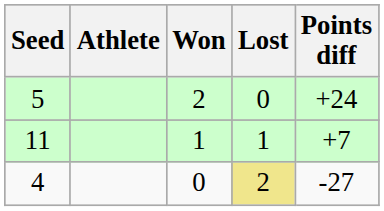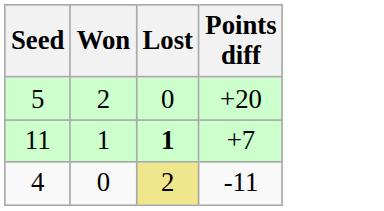- column: (118, 40)
(336, 98) +24 -> (241, 98) +20
(263, 140) normal -> (168, 140) bold
(336, 182) -27 -> (241, 182) -11
